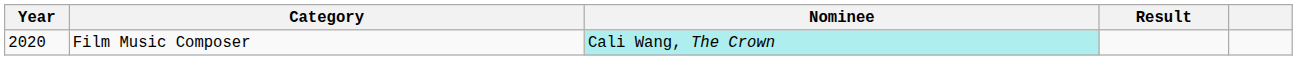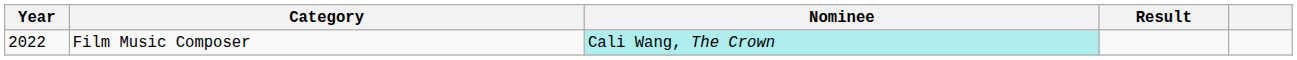(27, 43) 2020 -> (27, 43) 2022
